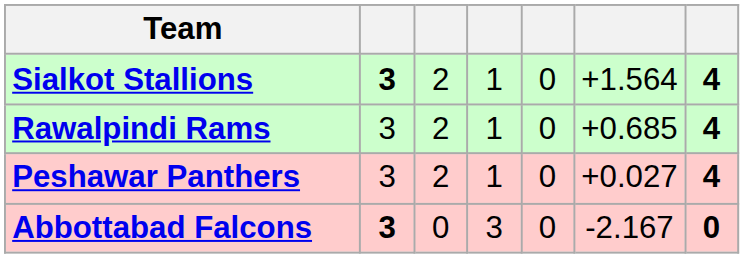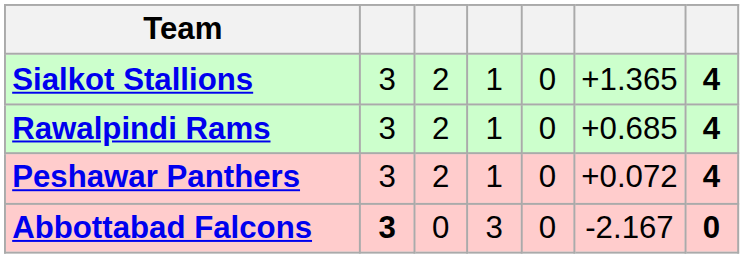(387, 78) bold -> (387, 78) normal
(629, 78) +1.564 -> (629, 78) +1.365
(629, 177) +0.027 -> (629, 177) +0.072
